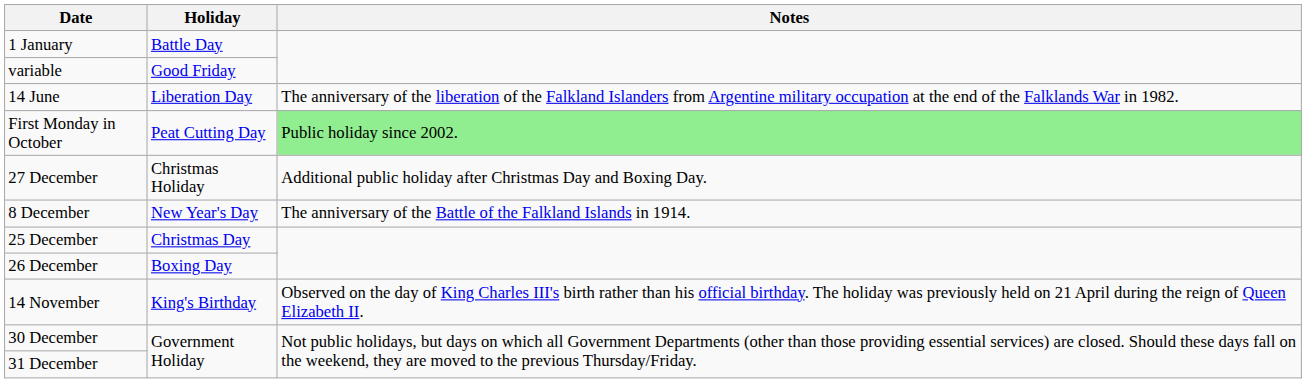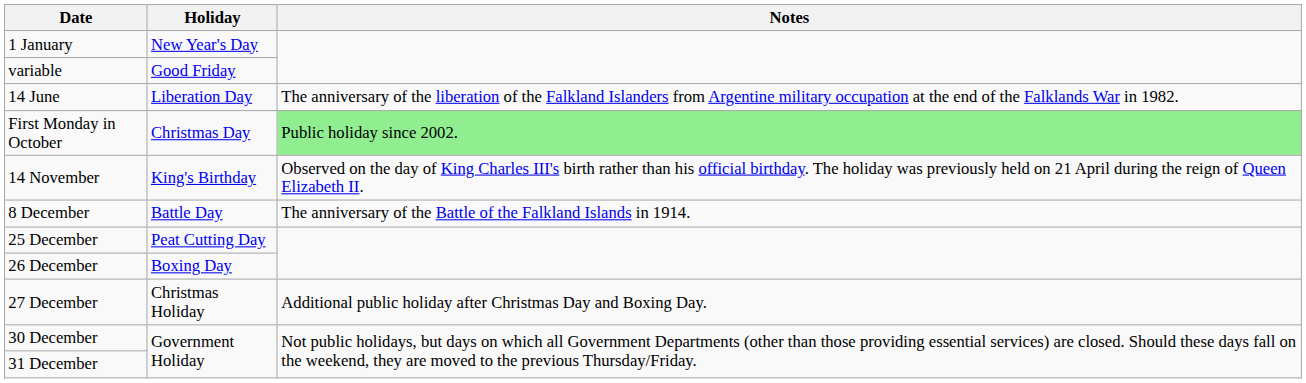(187, 44) Battle Day -> (205, 44) New Year's Day
(208, 132) Peat Cutting Day -> (201, 132) Christmas Day
rows swapped: (54, 302) <-> (53, 177)
(205, 213) New Year's Day -> (187, 213) Battle Day
(201, 239) Christmas Day -> (208, 239) Peat Cutting Day
